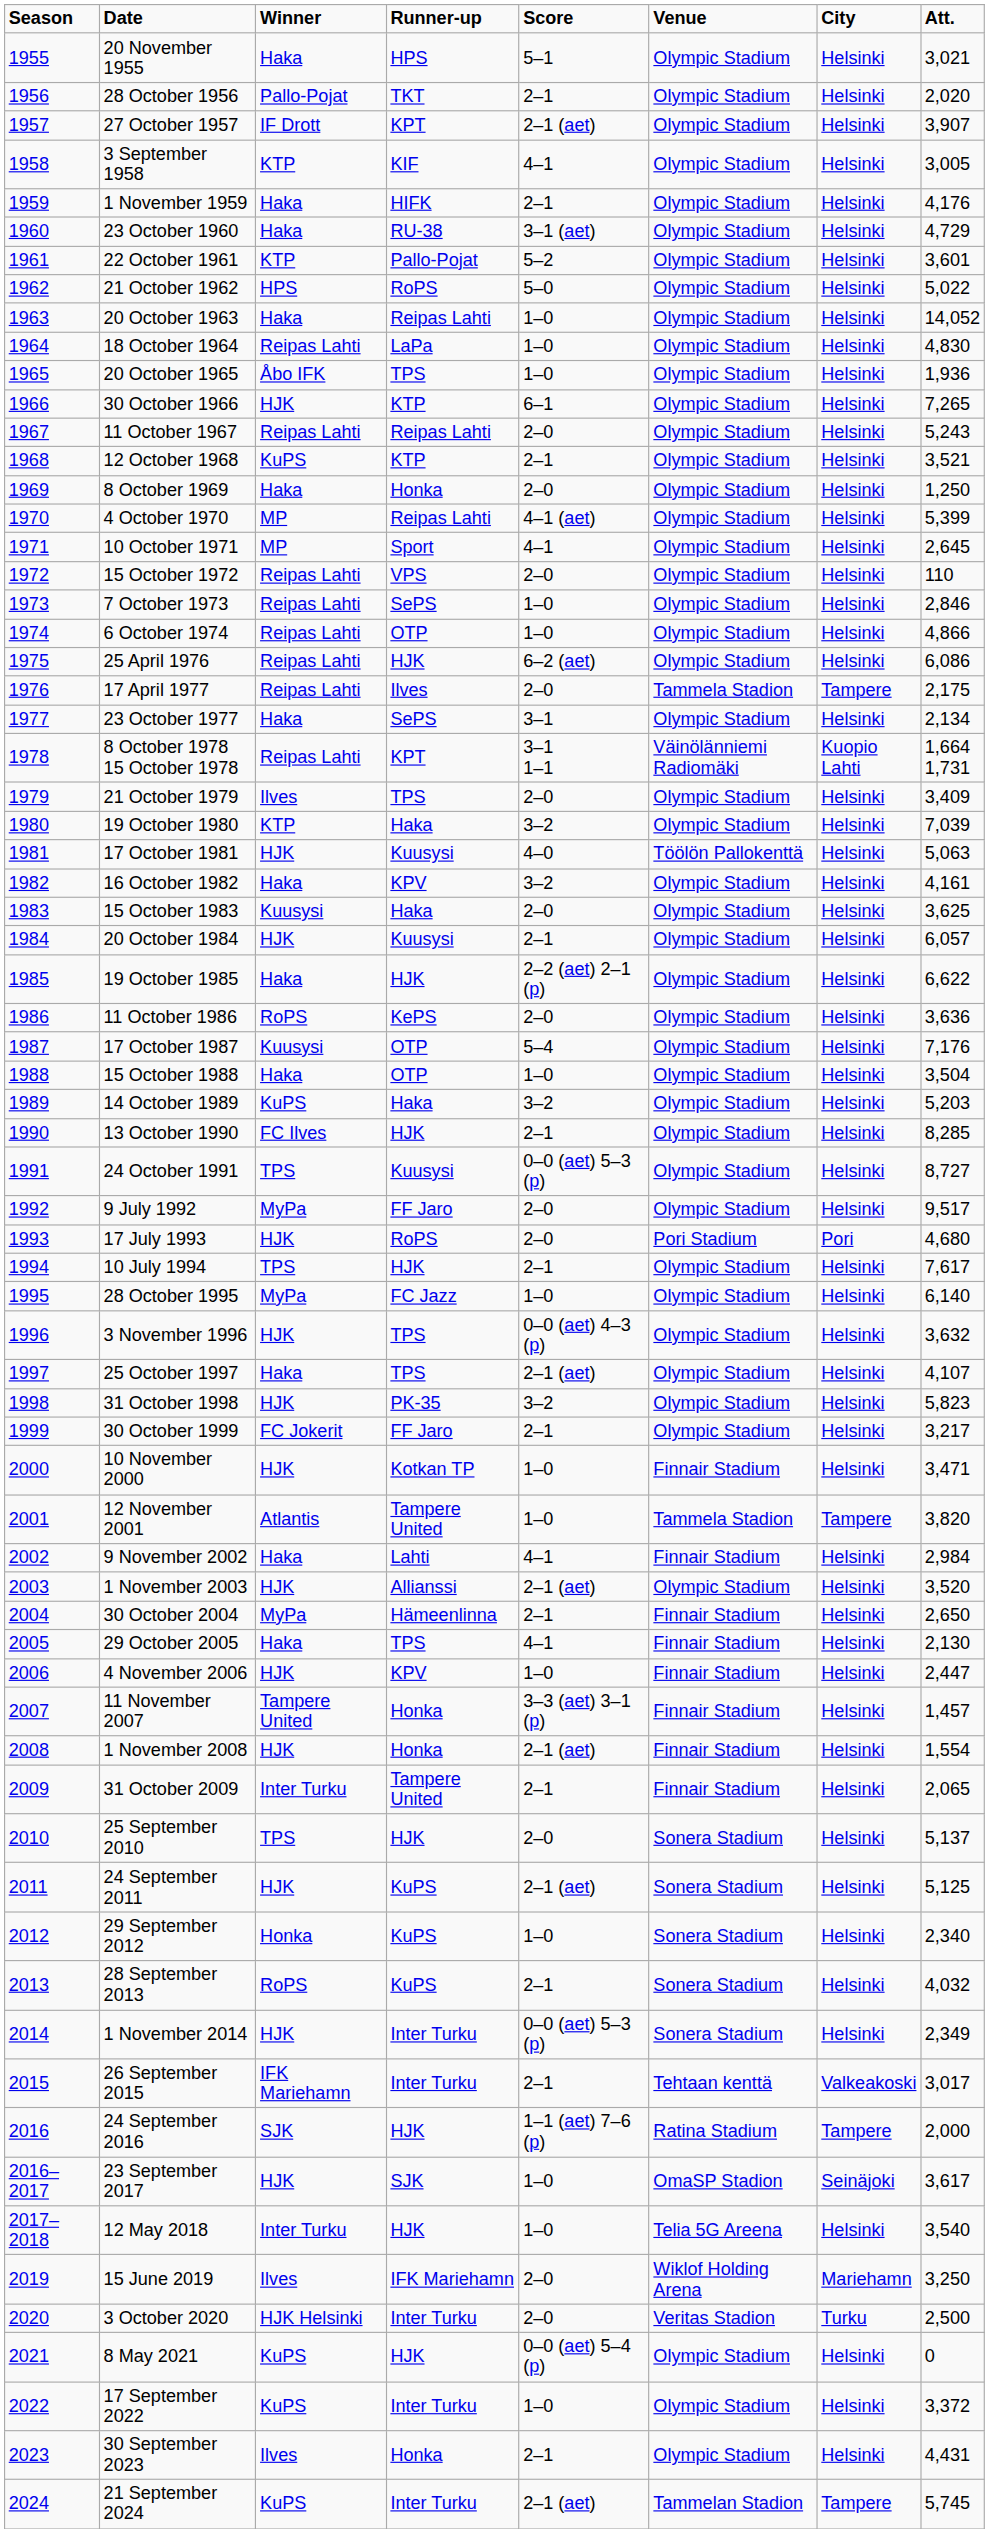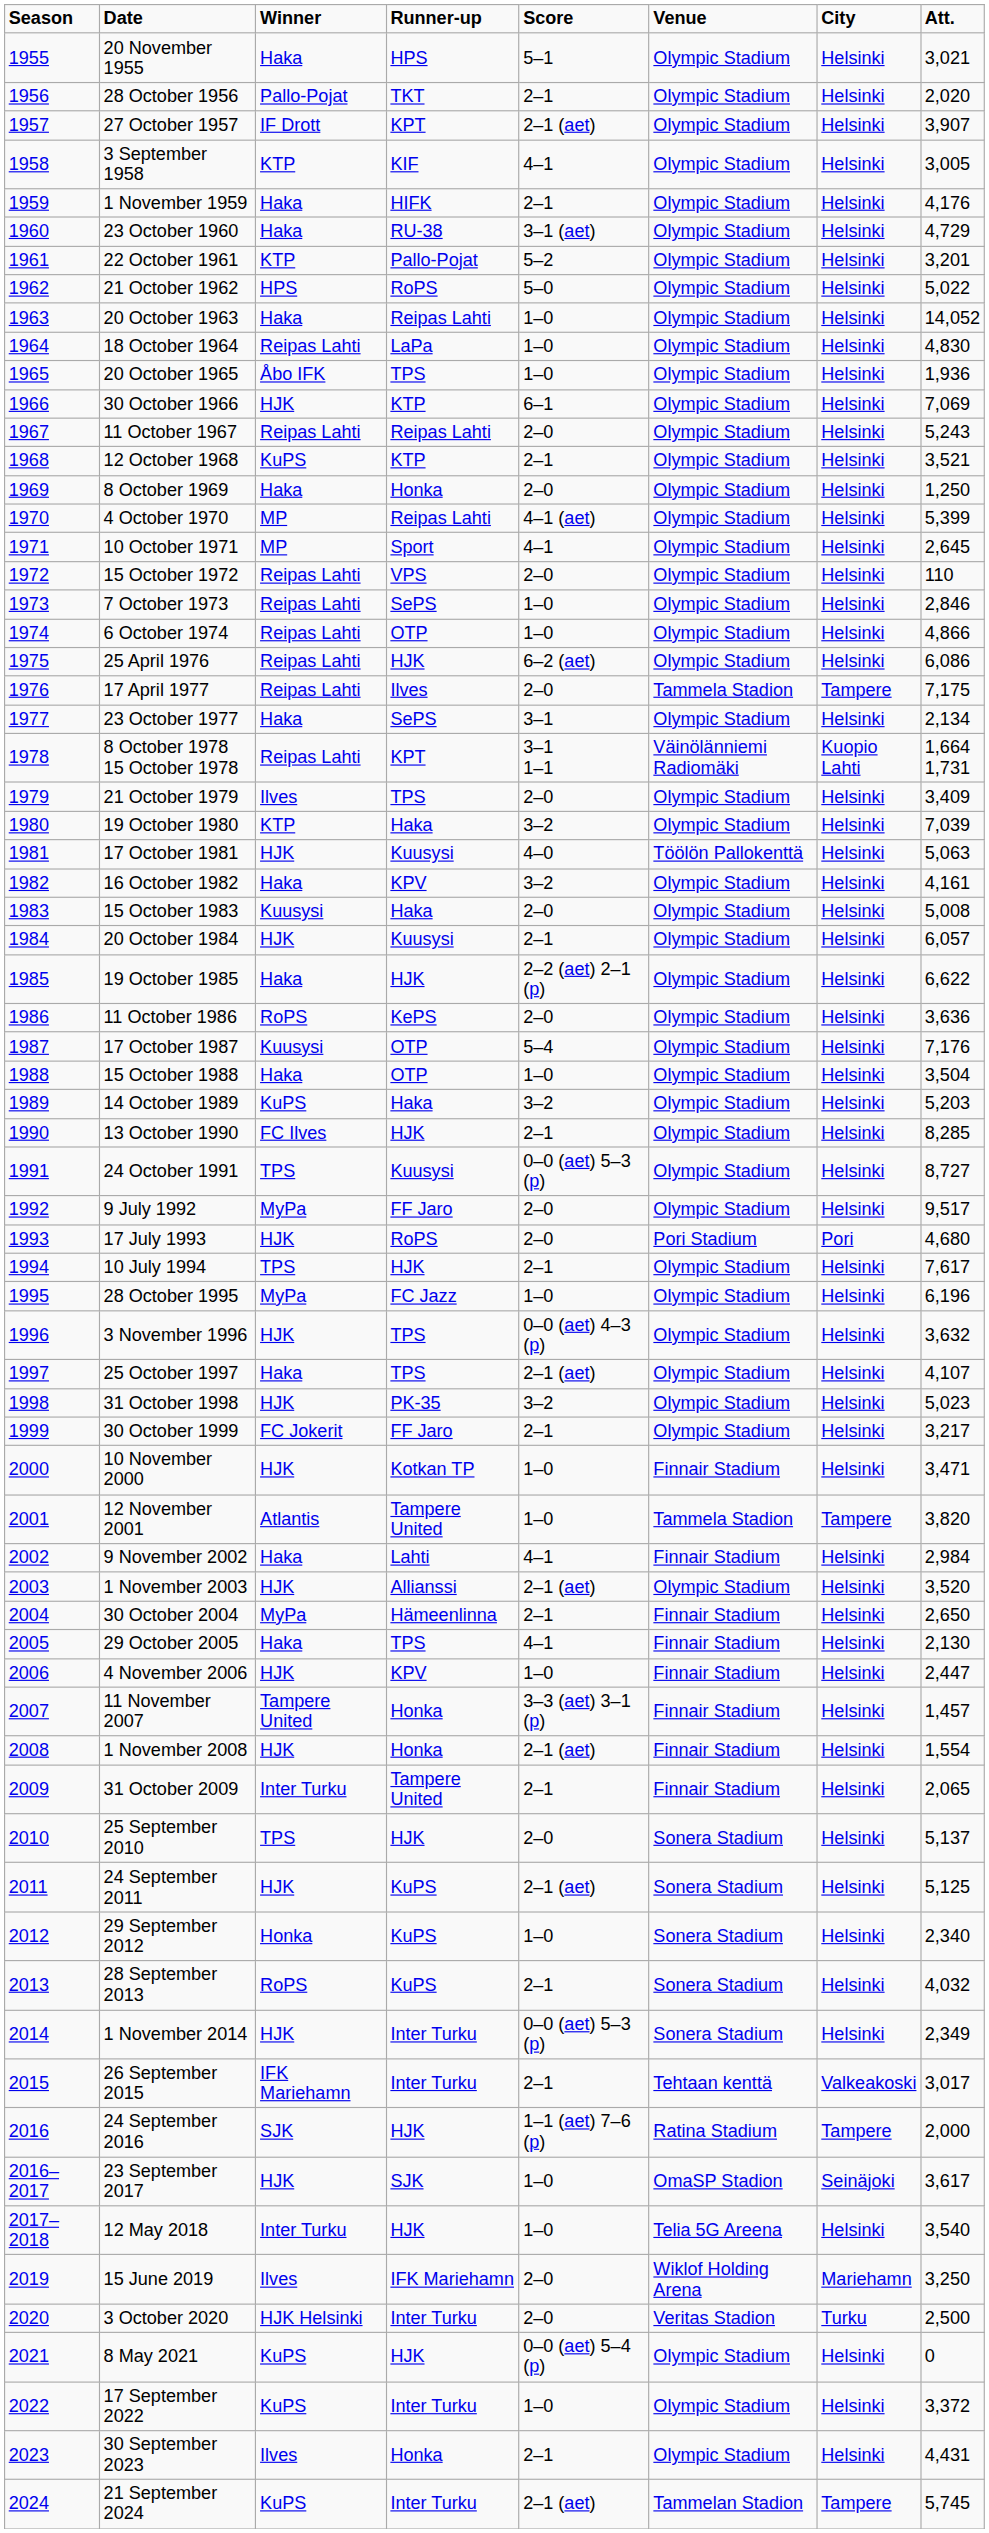(947, 260) 3,601 -> (947, 260) 3,201
(947, 403) 7,265 -> (947, 403) 7,069
(947, 690) 2,175 -> (947, 690) 7,175
(947, 911) 3,625 -> (947, 911) 5,008
(947, 1296) 6,140 -> (947, 1296) 6,196
(947, 1402) 5,823 -> (947, 1402) 5,023
